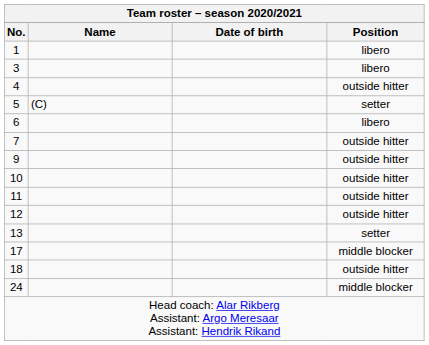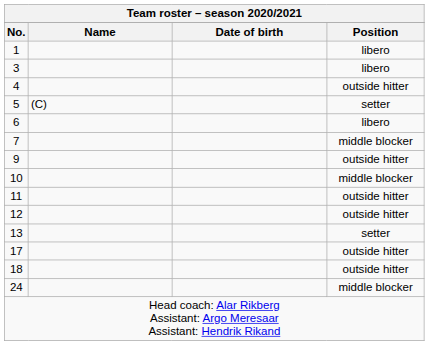(376, 141) outside hitter -> (376, 141) middle blocker
(376, 178) outside hitter -> (376, 178) middle blocker
(376, 251) middle blocker -> (376, 251) outside hitter
